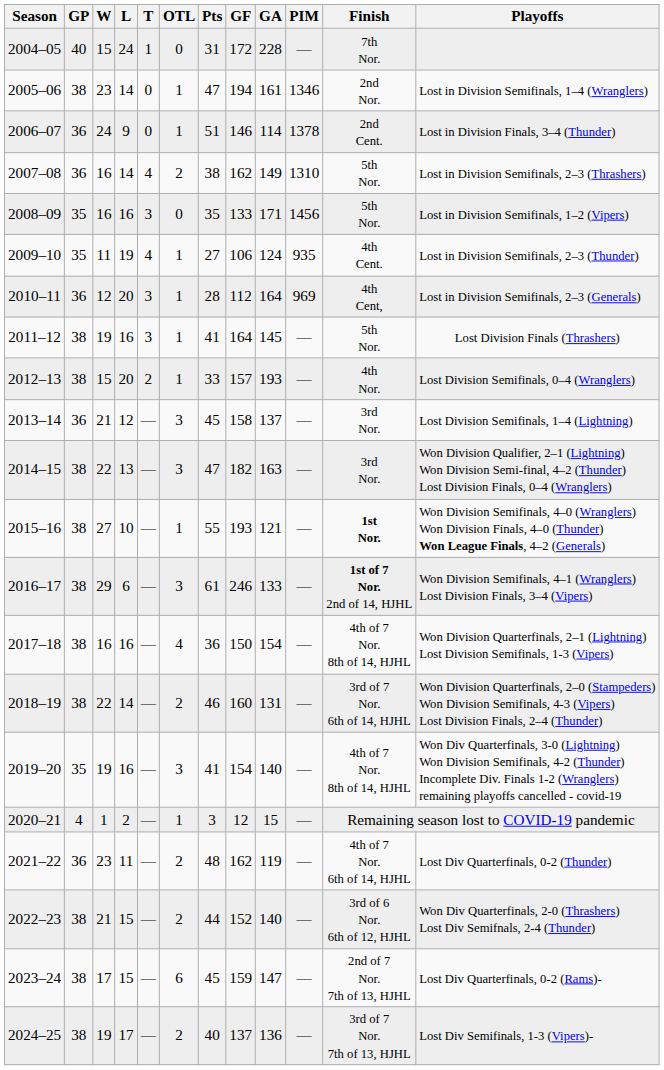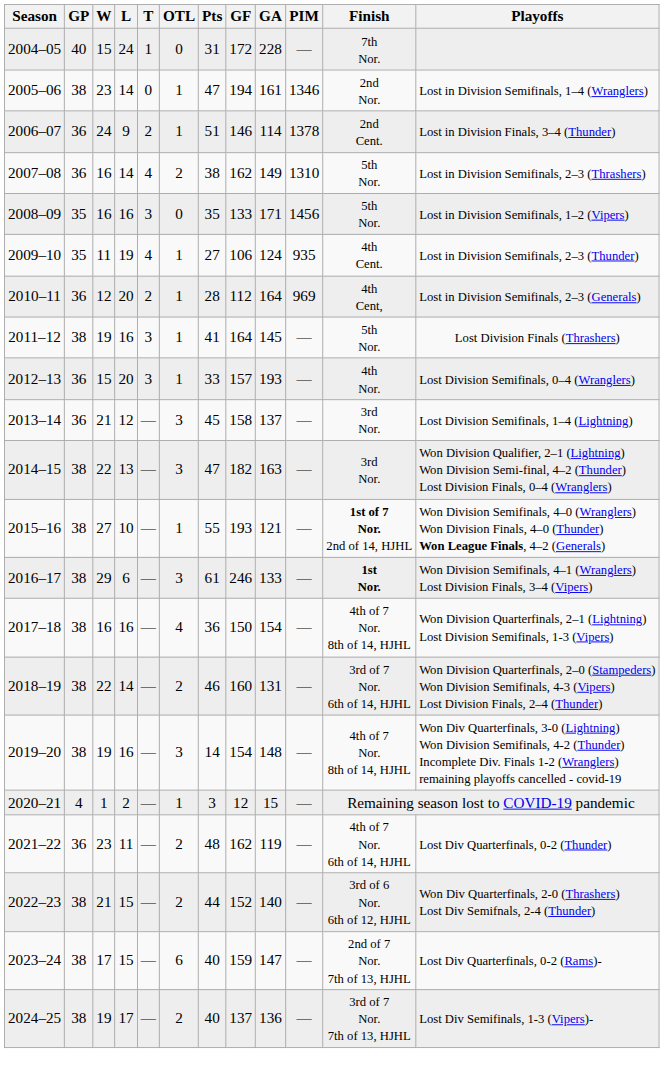(148, 131) 0 -> (148, 131) 2
(148, 296) 3 -> (148, 296) 2
(79, 378) 38 -> (79, 378) 36
(148, 378) 2 -> (148, 378) 3
(369, 529) 1st Nor. -> (369, 529) 1st of 7 Nor. 2nd of 14, HJHL
(369, 587) 1st of 7 Nor. 2nd of 14, HJHL -> (369, 578) 1st Nor.
(79, 769) 35 -> (79, 752) 38
(212, 769) 41 -> (212, 752) 14
(271, 769) 140 -> (271, 752) 148
(212, 977) 45 -> (212, 960) 40
